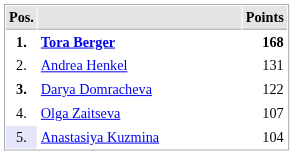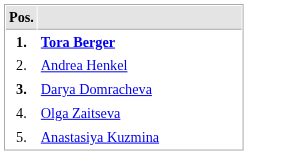- column: (265, 17)
(21, 137) lavender background -> (21, 137) no background
